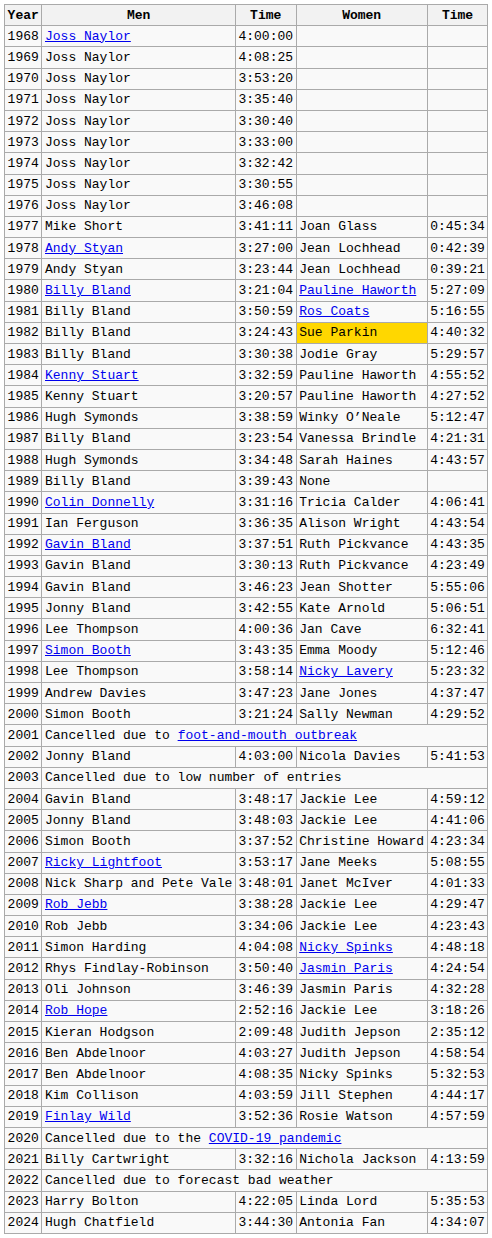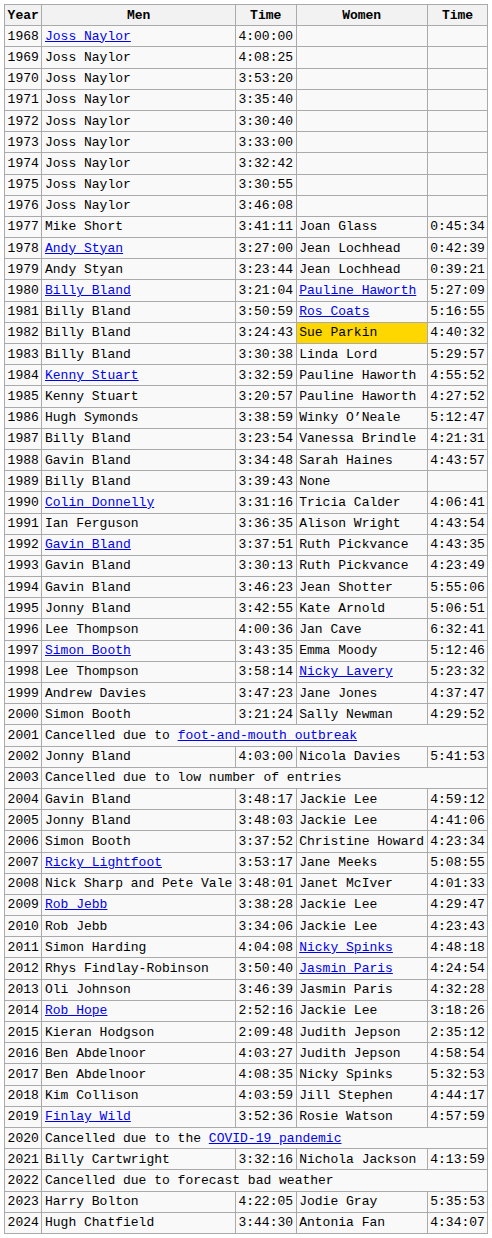(338, 354) Jodie Gray -> (338, 354) Linda Lord
(92, 460) Hugh Symonds -> (88, 460) Gavin Bland
(338, 1202) Linda Lord -> (338, 1202) Jodie Gray
